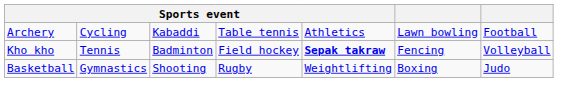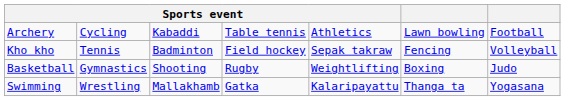(345, 50) bold -> (352, 50) normal
+ row: (34, 86)
